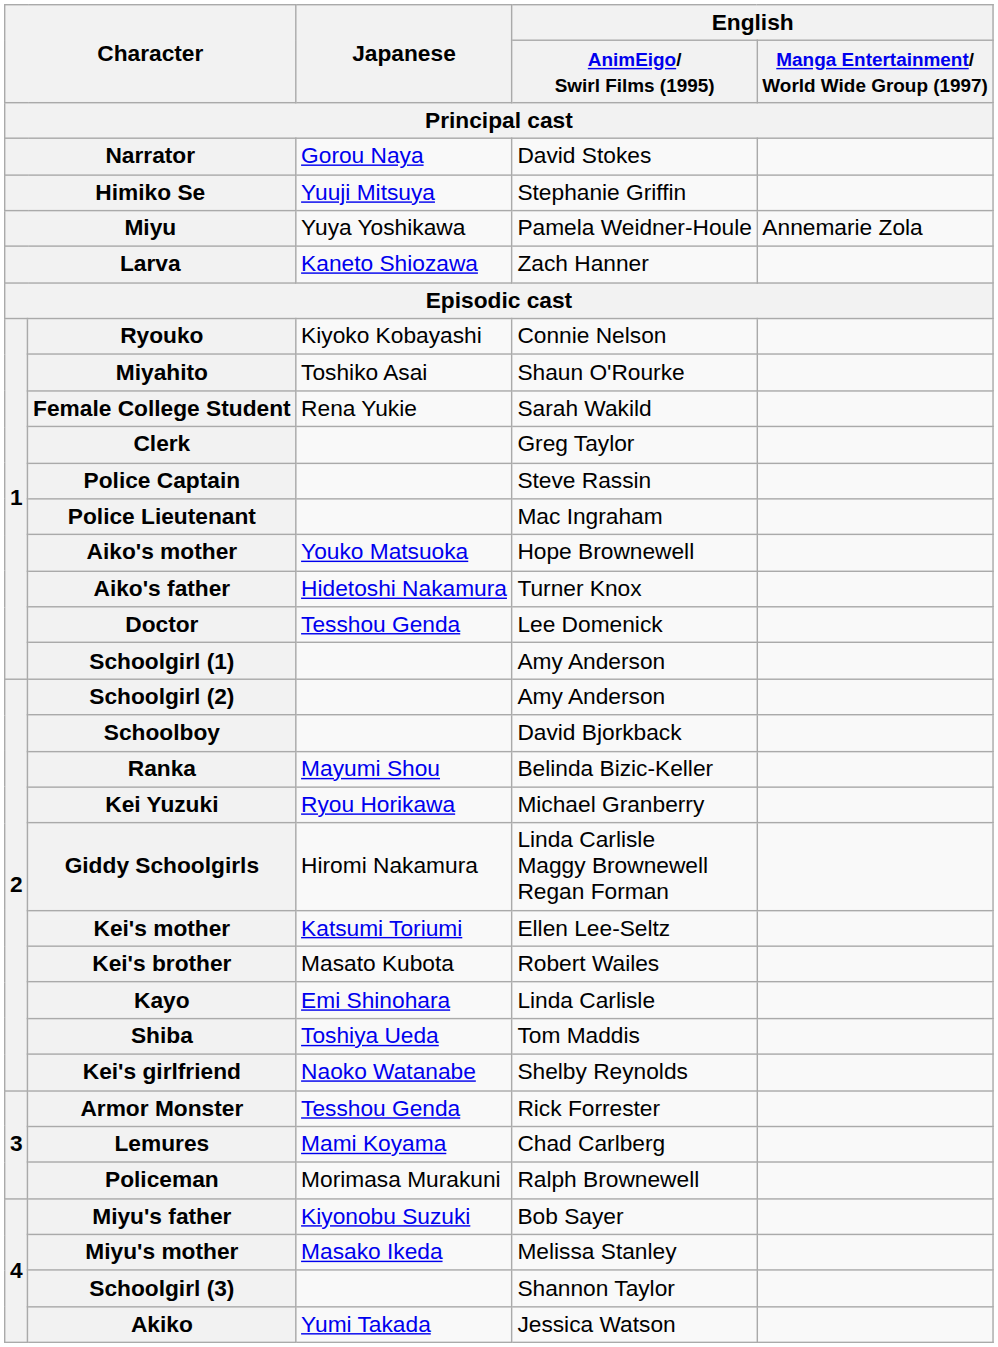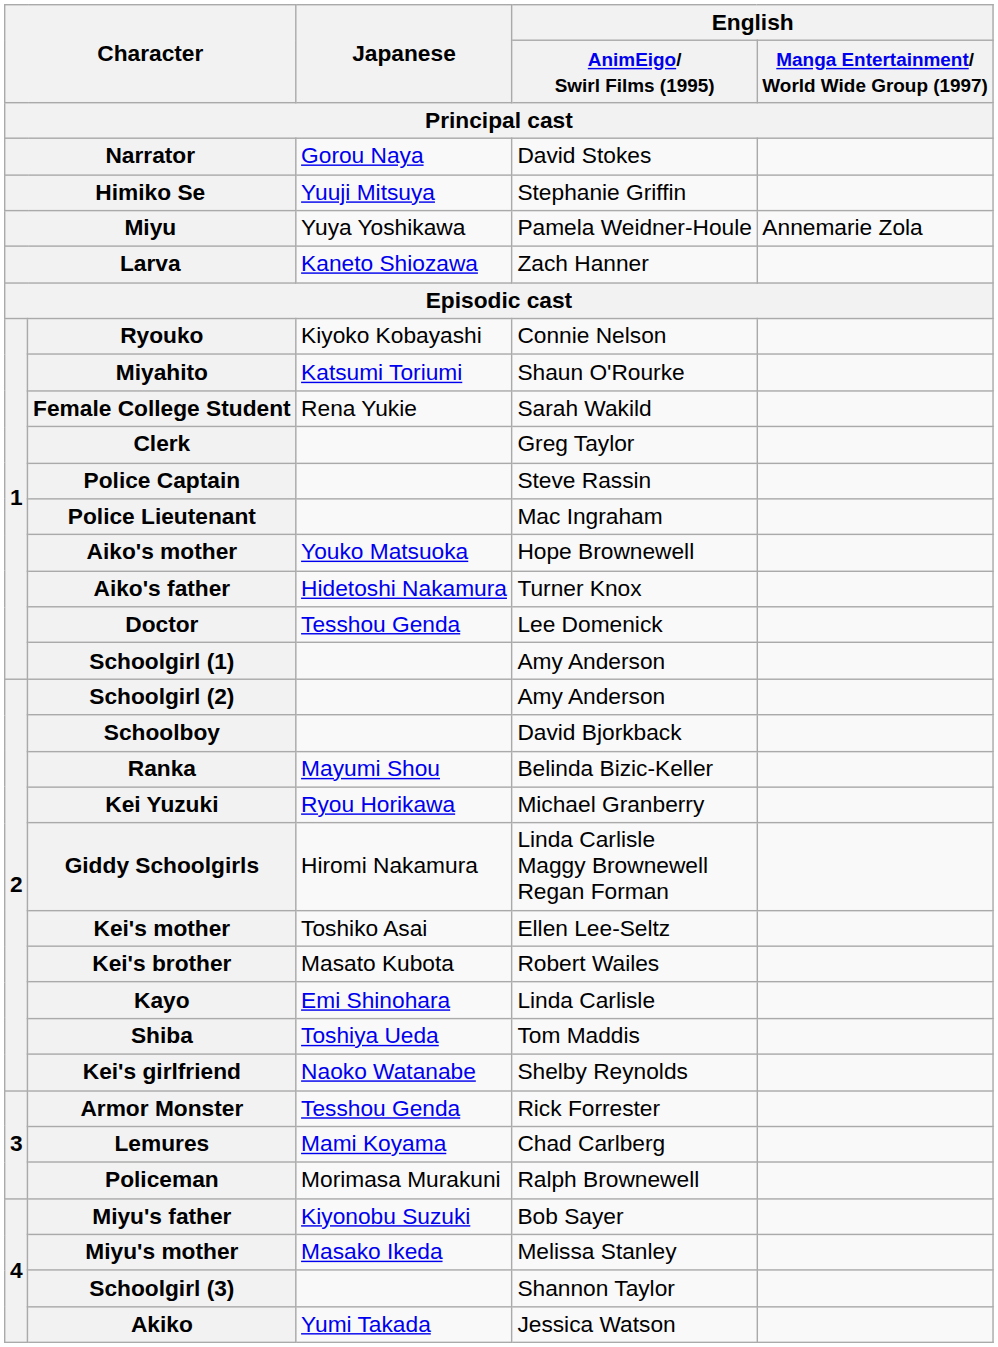(364, 372) Toshiko Asai -> (382, 372) Katsumi Toriumi
(382, 927) Katsumi Toriumi -> (364, 927) Toshiko Asai
